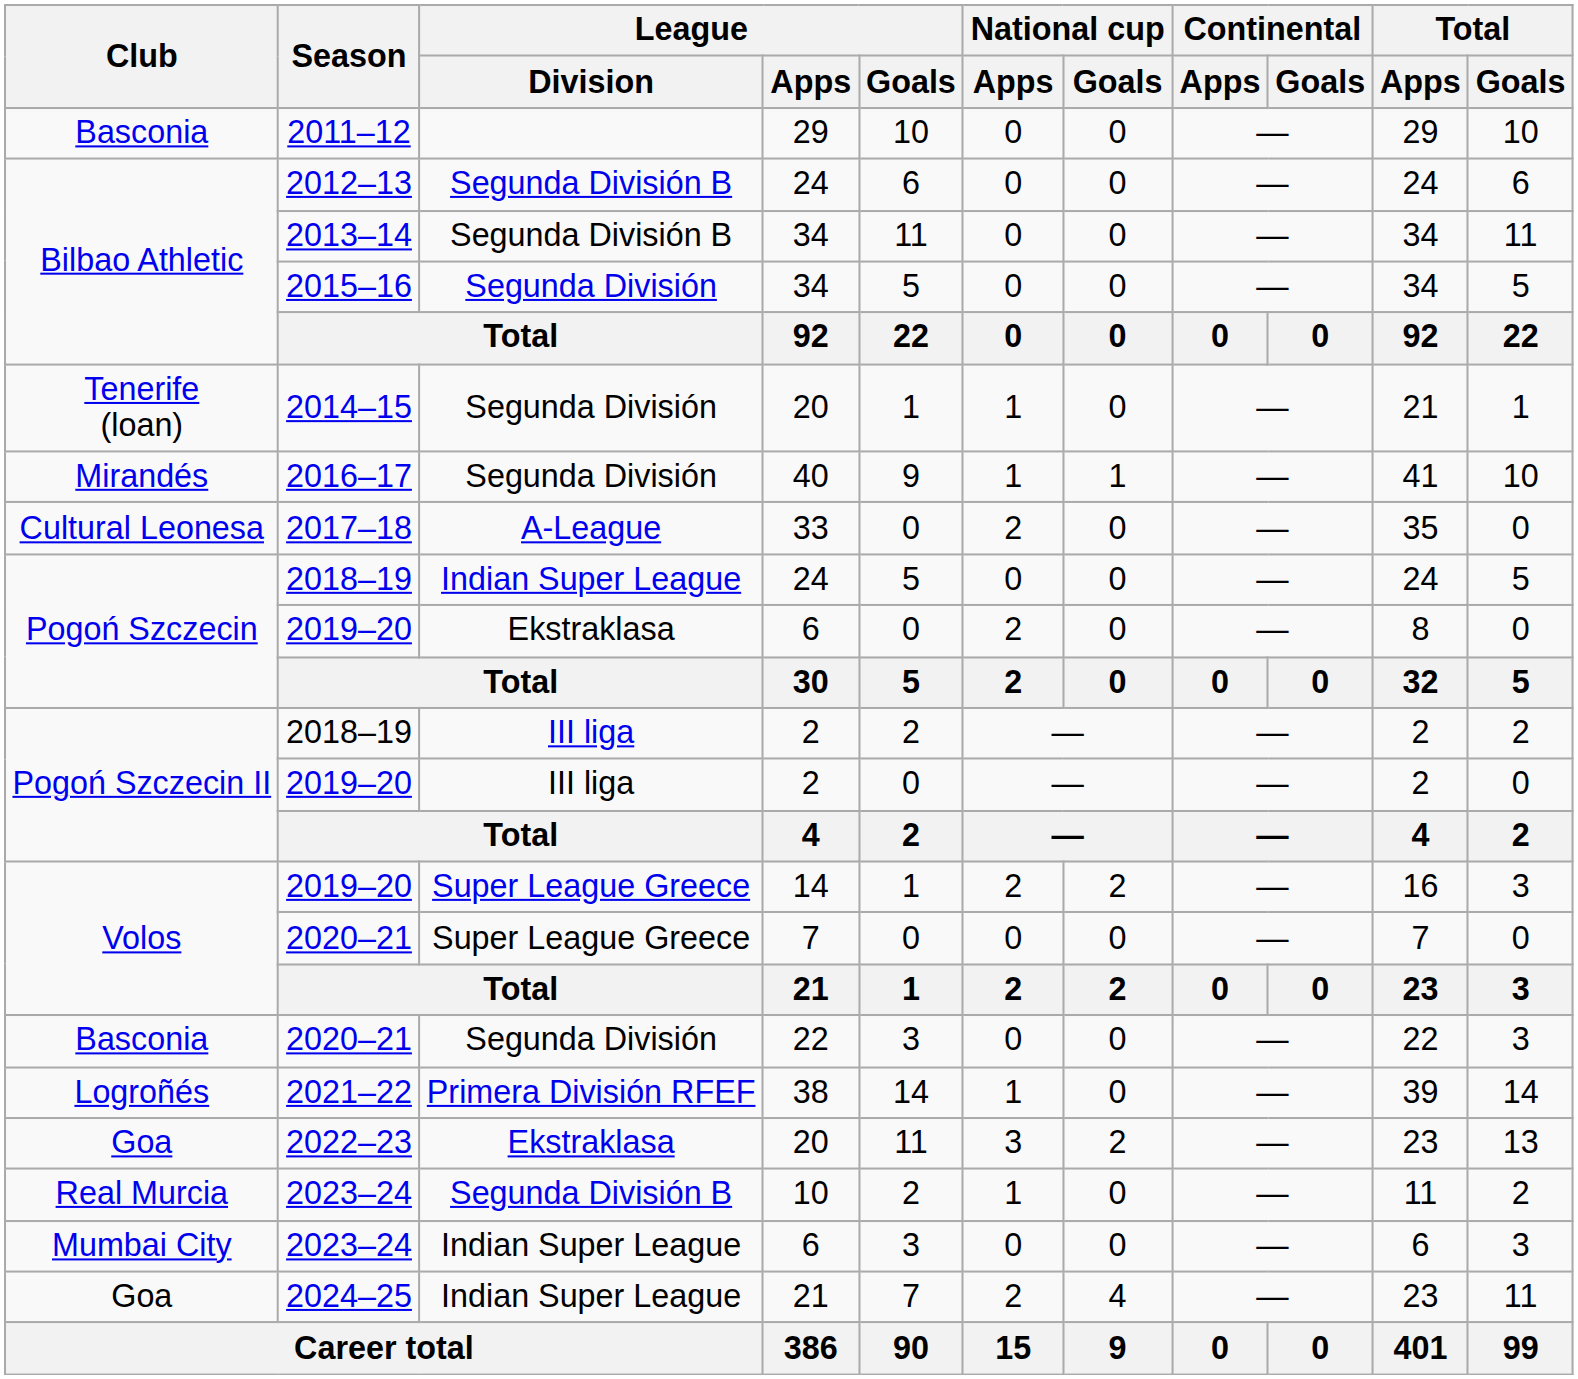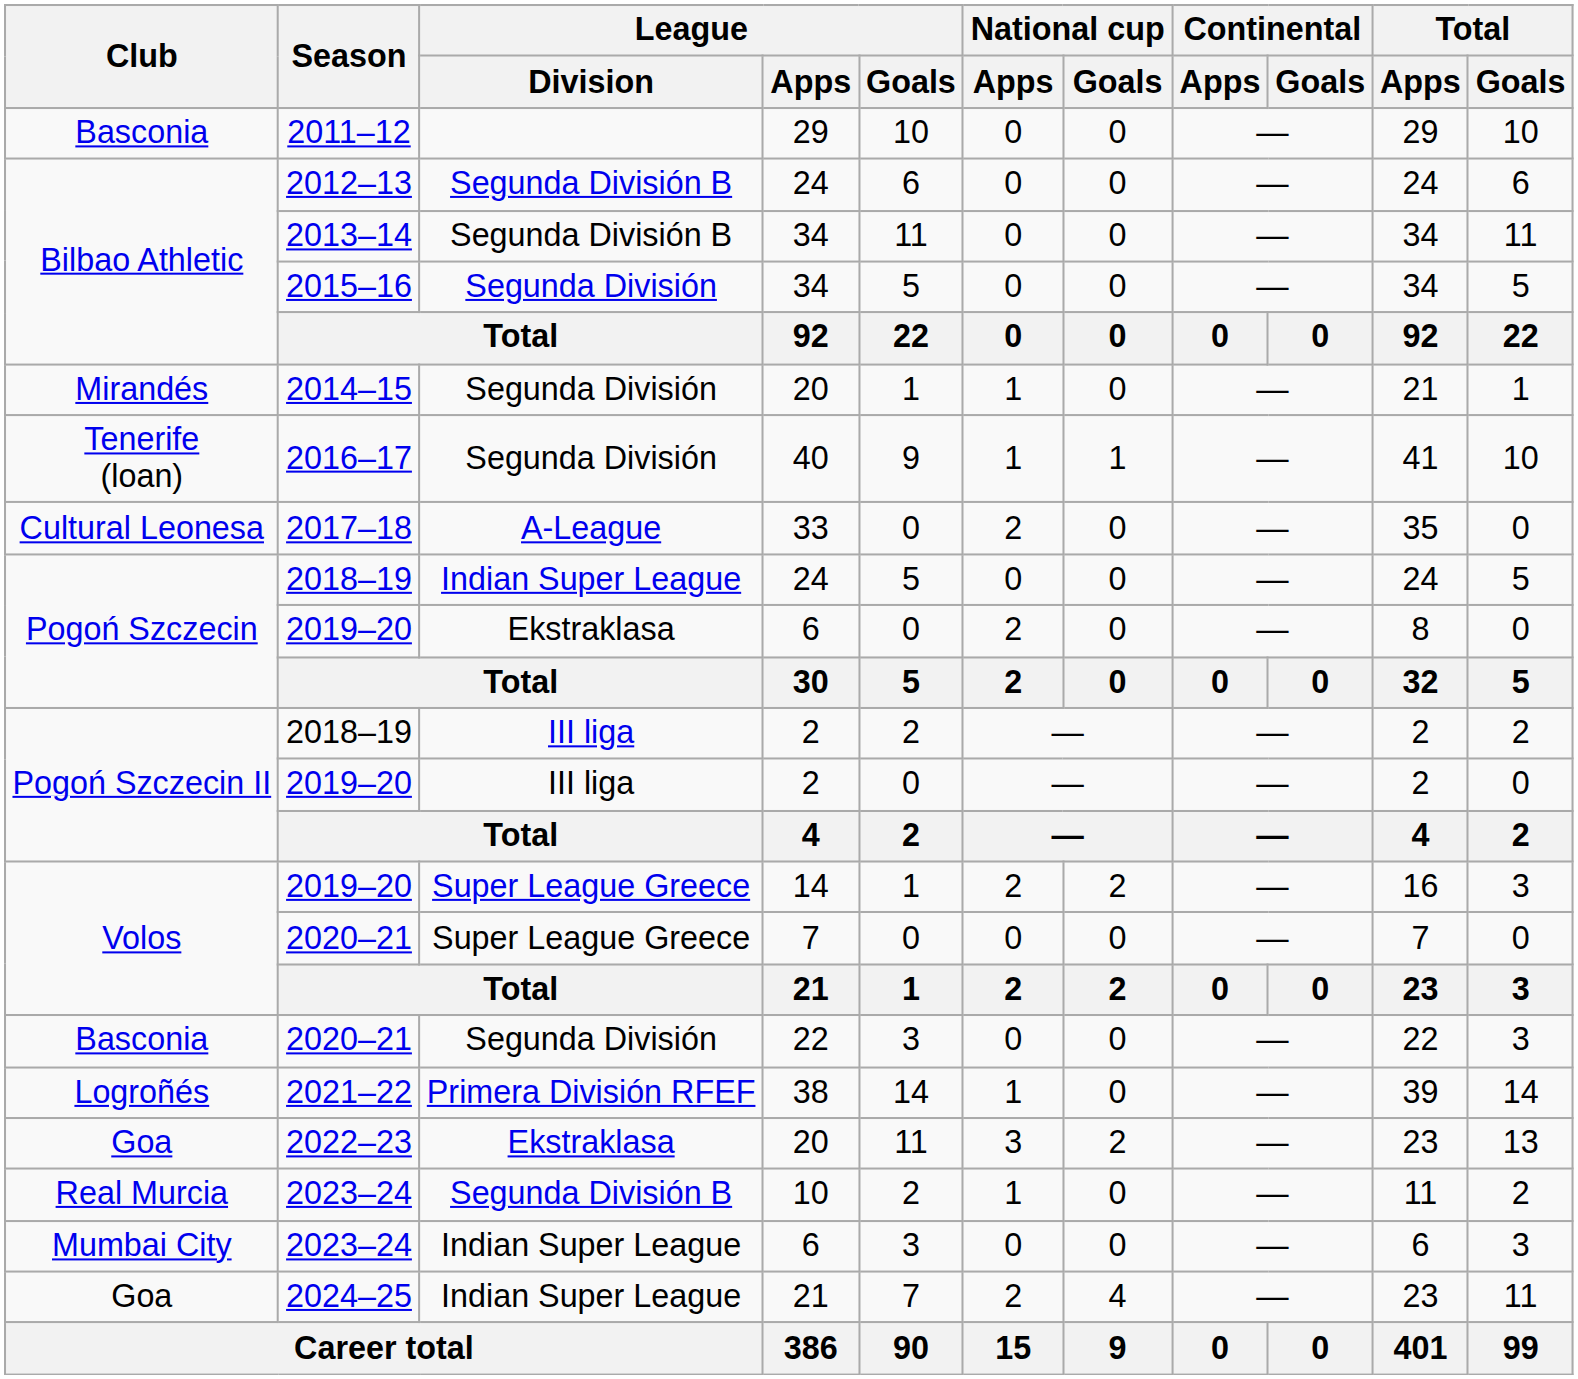(142, 407) Tenerife (loan) -> (142, 388) Mirandés
(142, 476) Mirandés -> (142, 458) Tenerife (loan)
